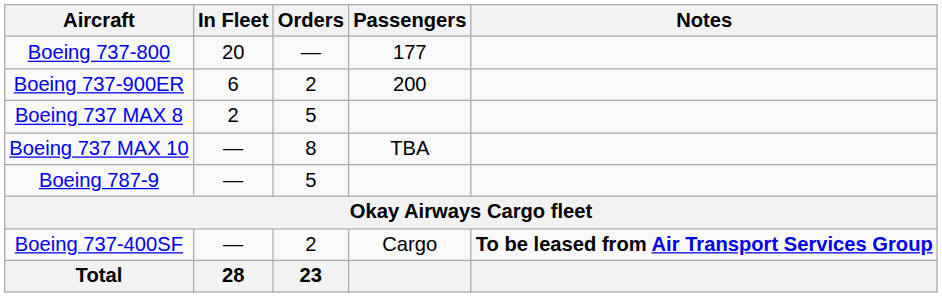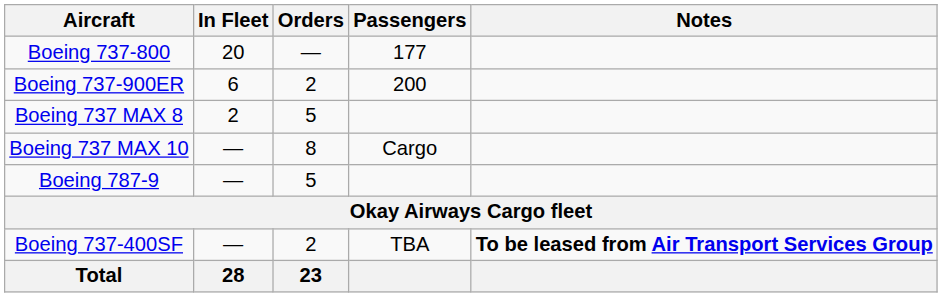(410, 148) TBA -> (410, 148) Cargo
(410, 244) Cargo -> (410, 244) TBA
